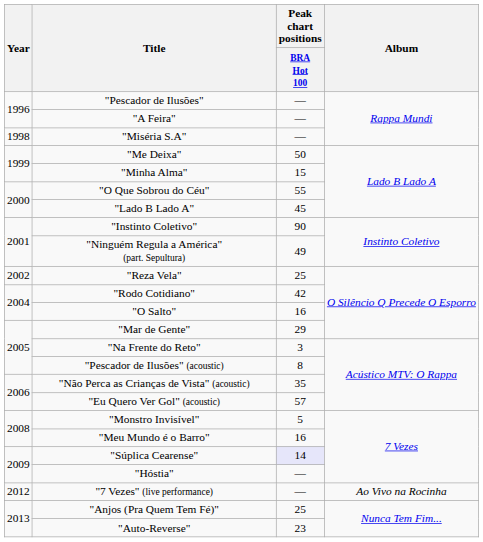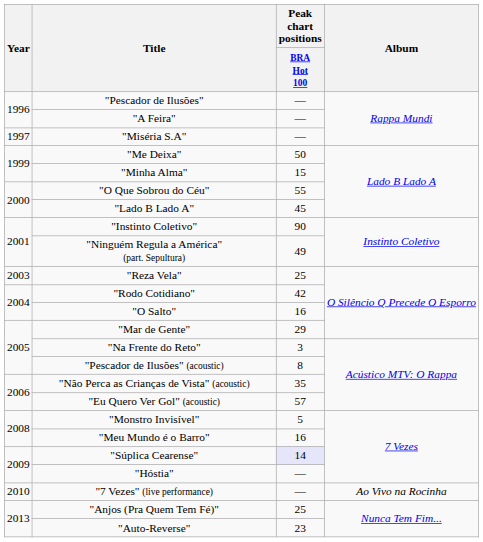(18, 136) 1998 -> (18, 136) 1997
(18, 275) 2002 -> (18, 275) 2003
(18, 491) 2012 -> (18, 491) 2010
